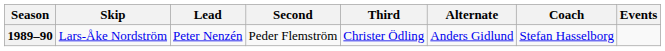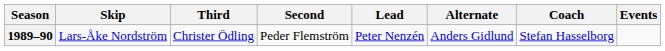columns swapped: (384, 14) <-> (208, 14)
